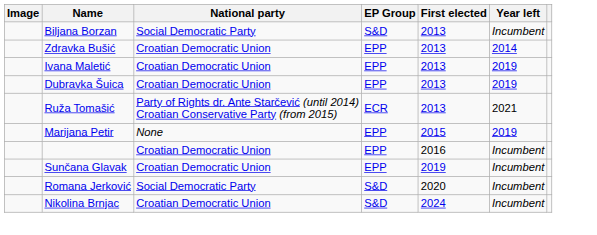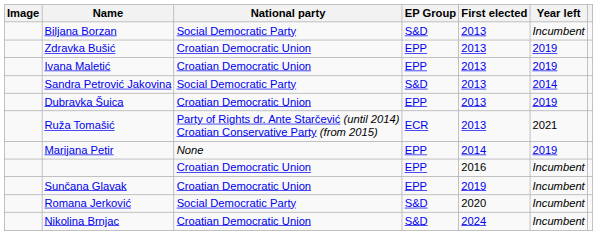(504, 48) 2014 -> (545, 48) 2019
+ row: (108, 84)
(433, 132) 2015 -> (474, 150) 2014
